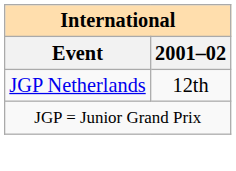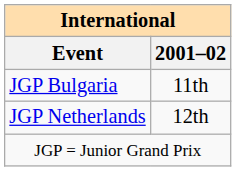+ row: (63, 85)
